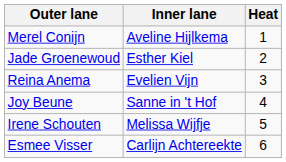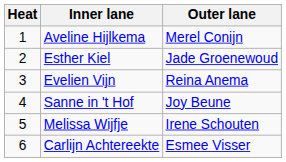columns swapped: (263, 15) <-> (64, 15)
